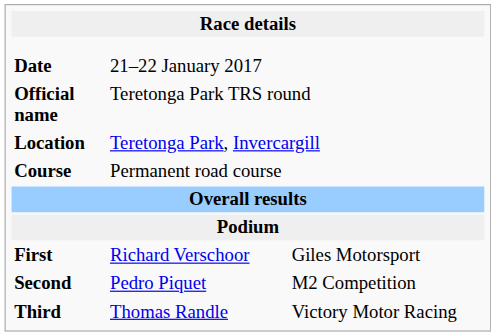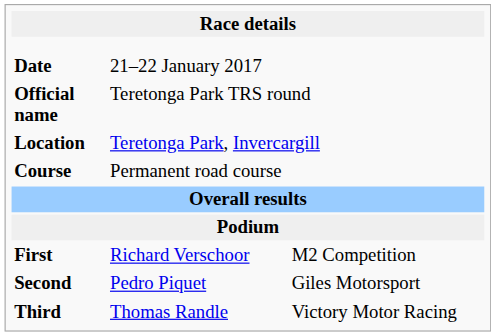(356, 255) Giles Motorsport -> (354, 255) M2 Competition
(354, 283) M2 Competition -> (356, 283) Giles Motorsport
